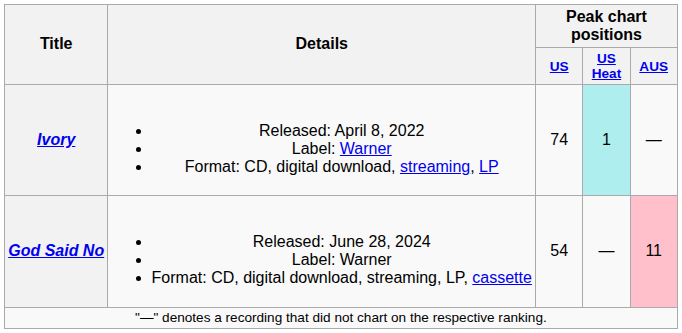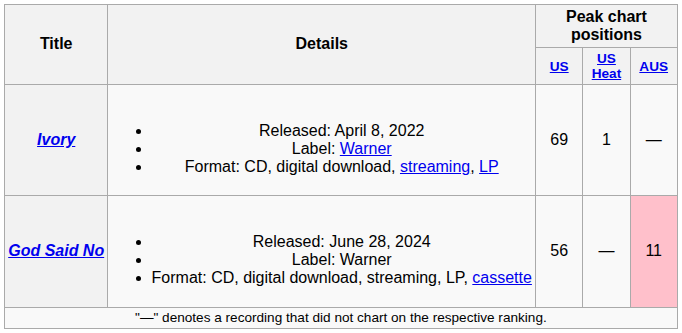(559, 140) 74 -> (559, 140) 69
(606, 140) paleturquoise background -> (606, 140) no background
(559, 251) 54 -> (559, 251) 56
